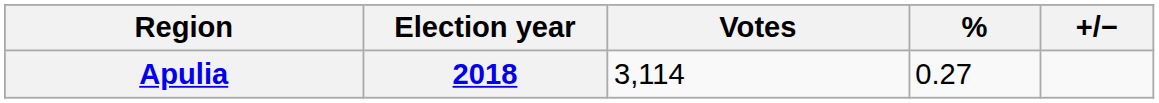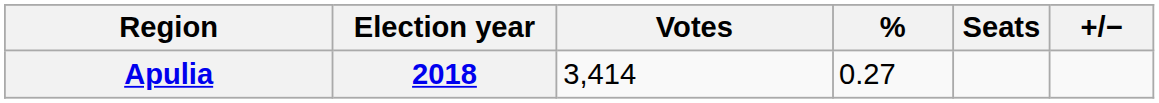+ column: (1001, 27)
(649, 73) 3,114 -> (600, 73) 3,414
